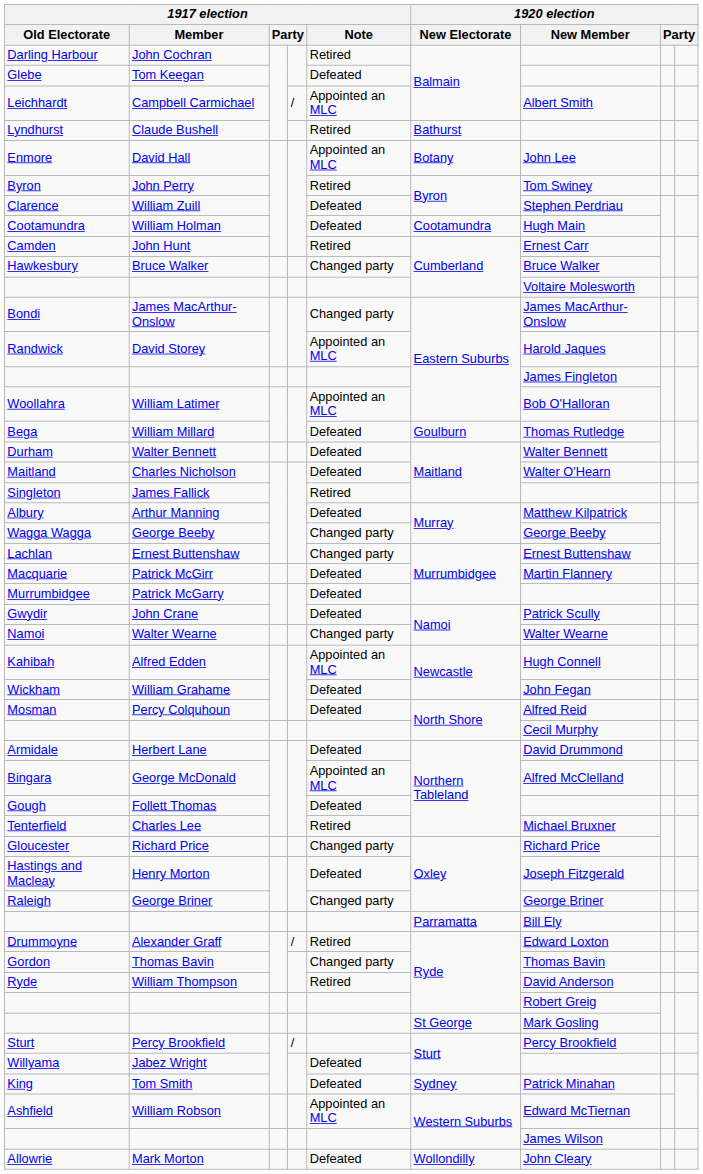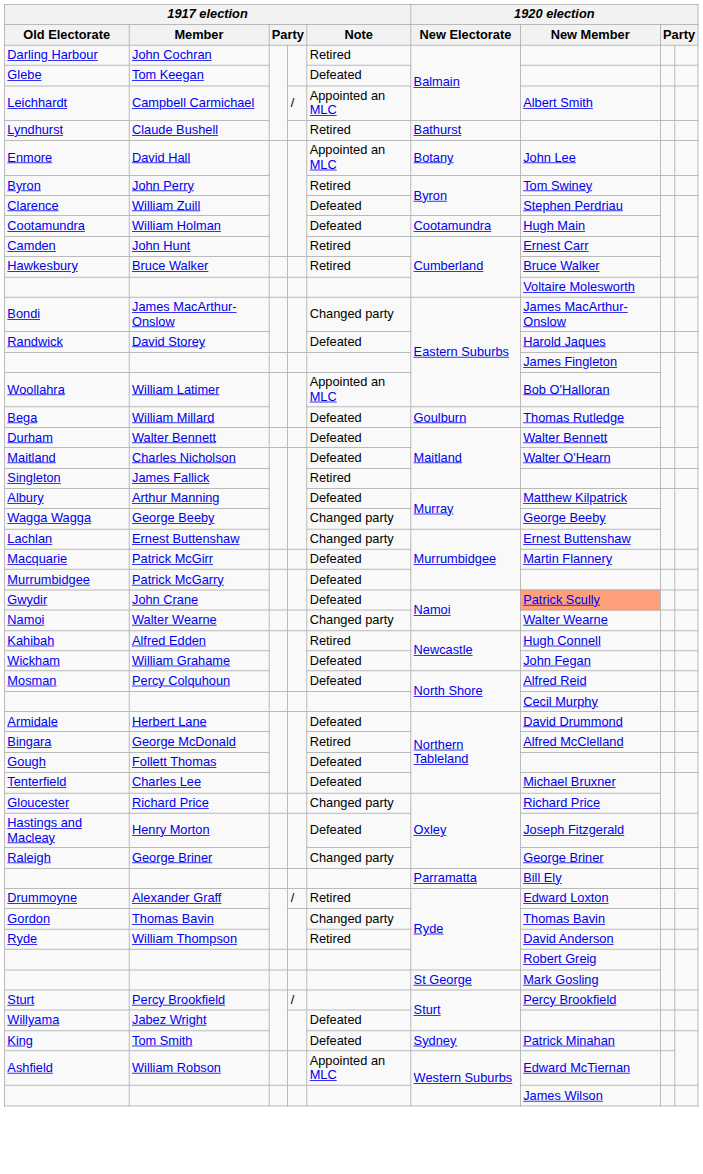(352, 266) Changed party -> (330, 266) Retired
(347, 349) Appointed an MLC -> (336, 342) Defeated
(562, 614) no background -> (562, 600) lightsalmon background
(347, 662) Appointed an MLC -> (330, 640) Retired
(347, 778) Appointed an MLC -> (330, 742) Retired
(330, 825) Retired -> (336, 782) Defeated
- row: (30, 1159)
